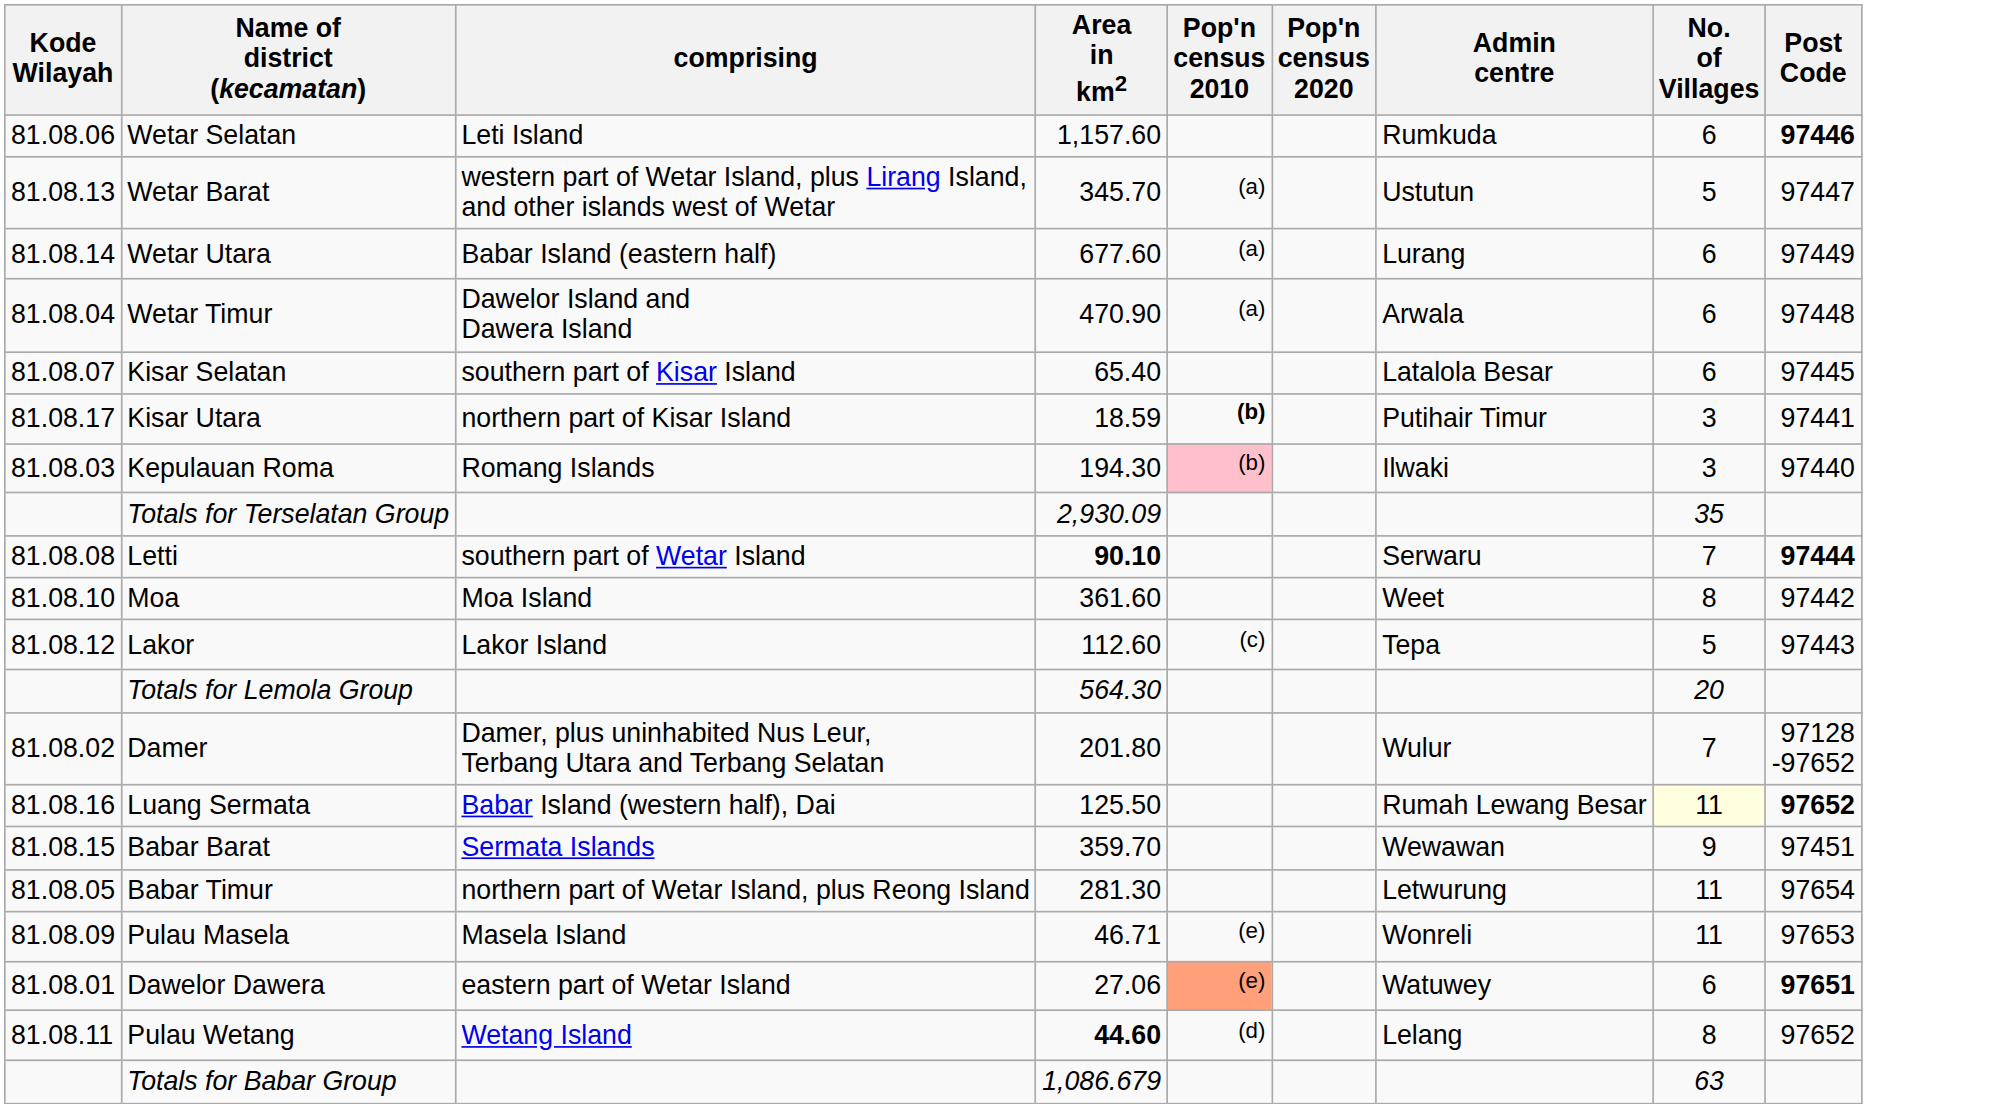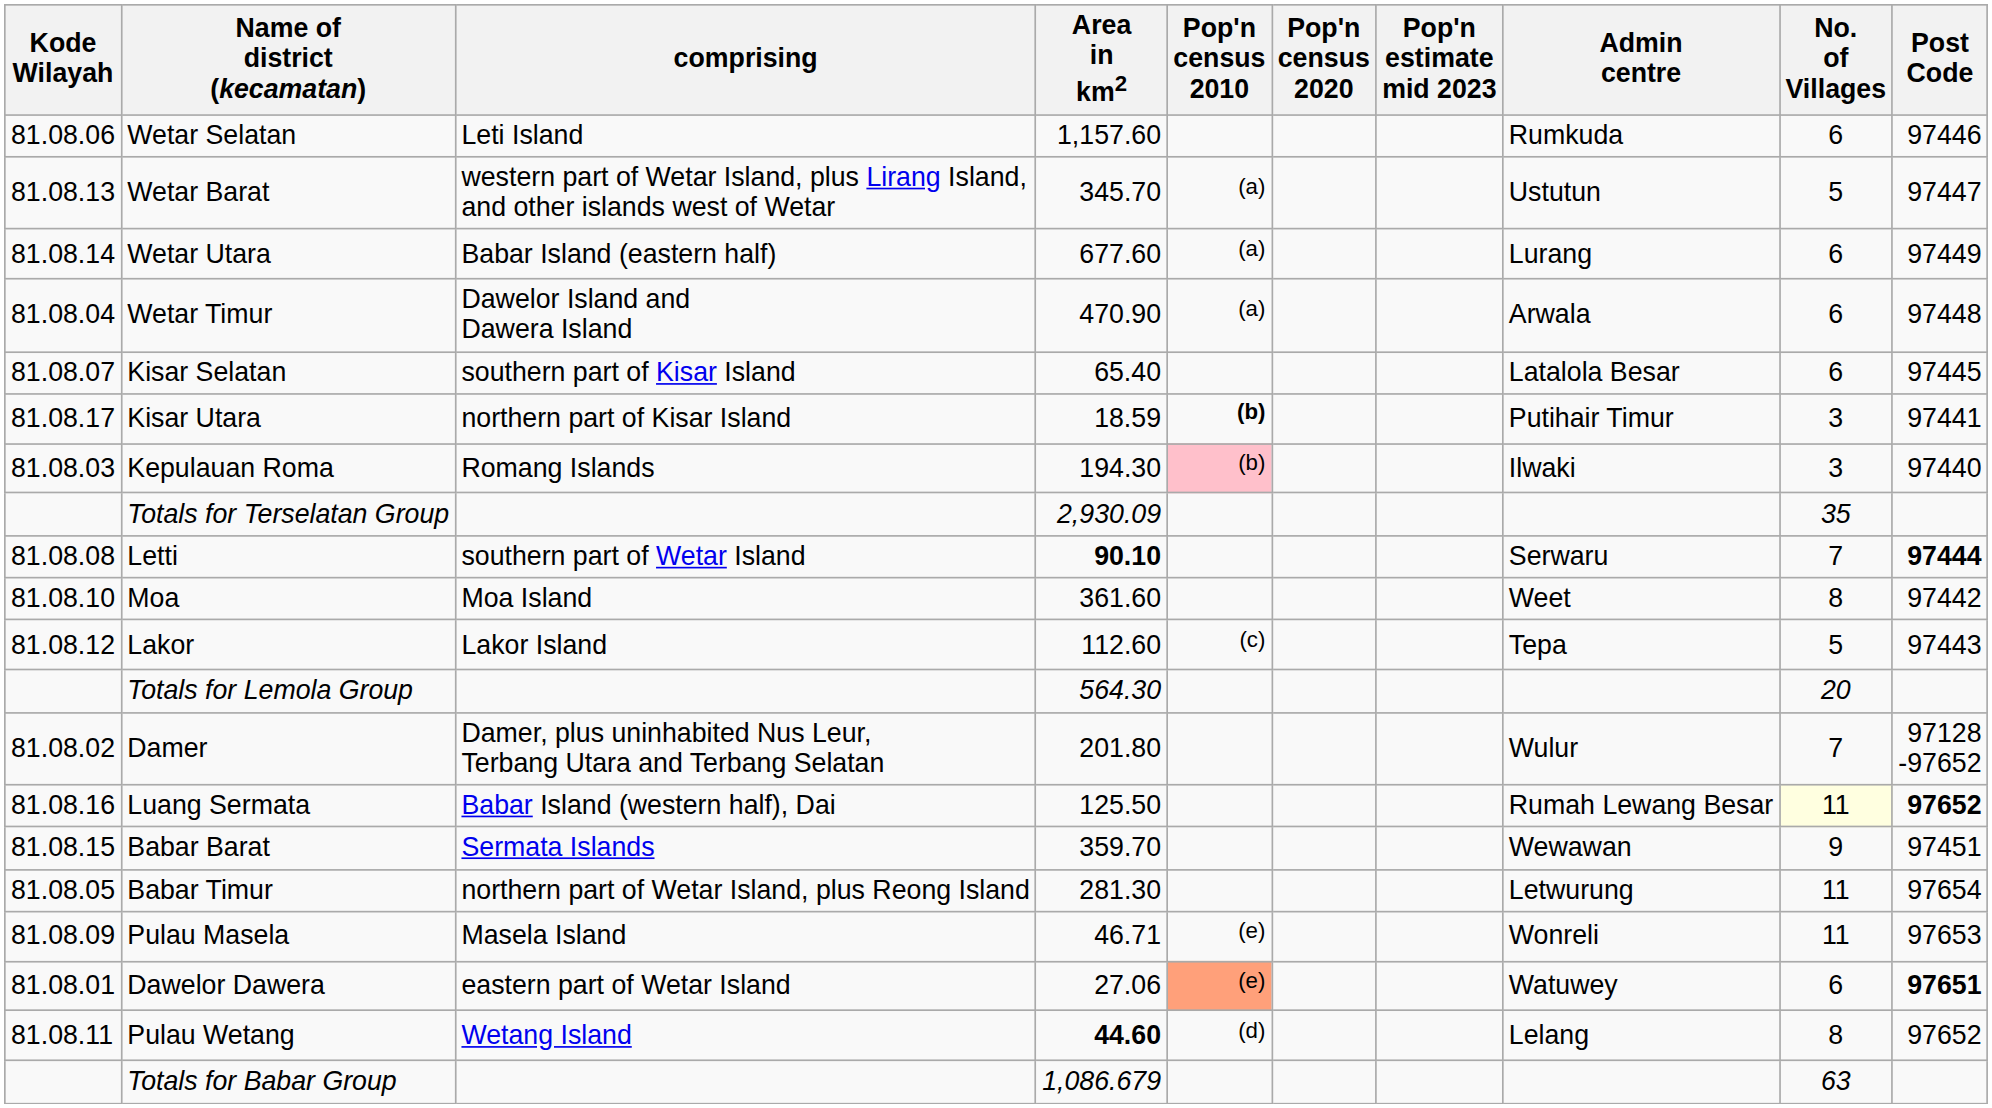+ column: (1439, 59)
(1818, 135) bold -> (1944, 135) normal
